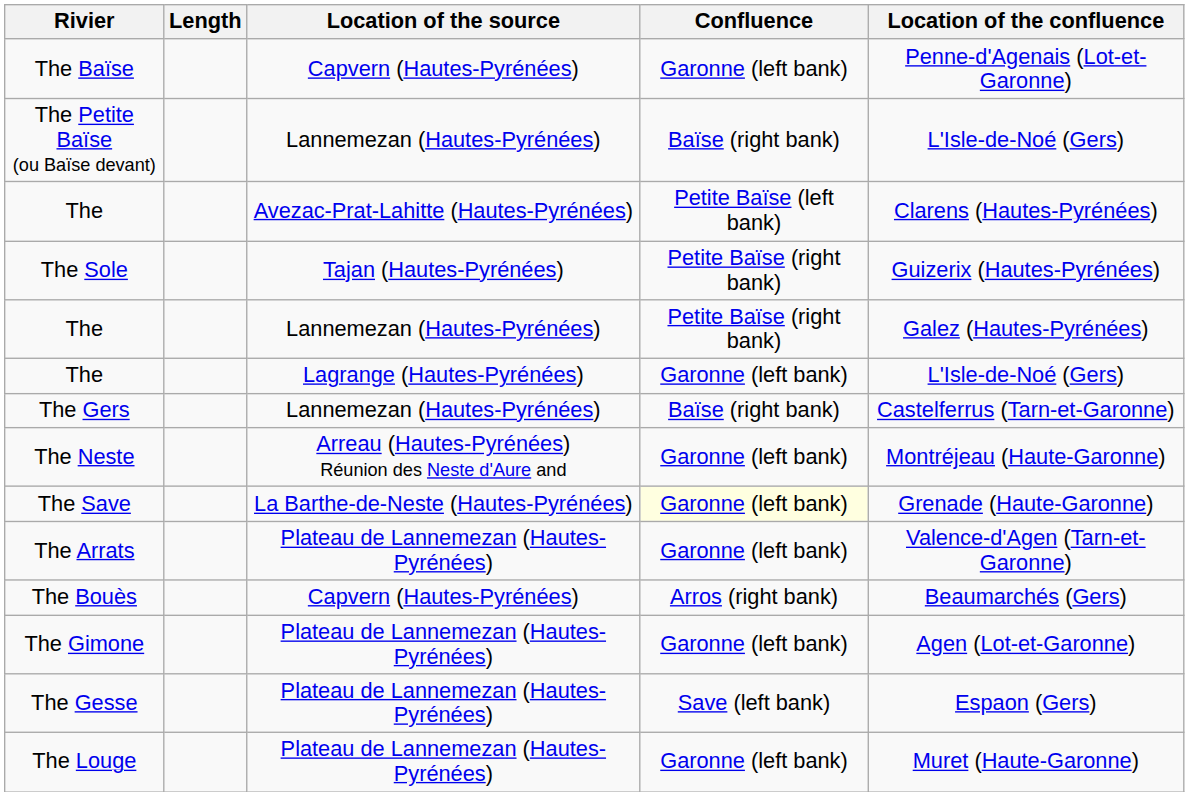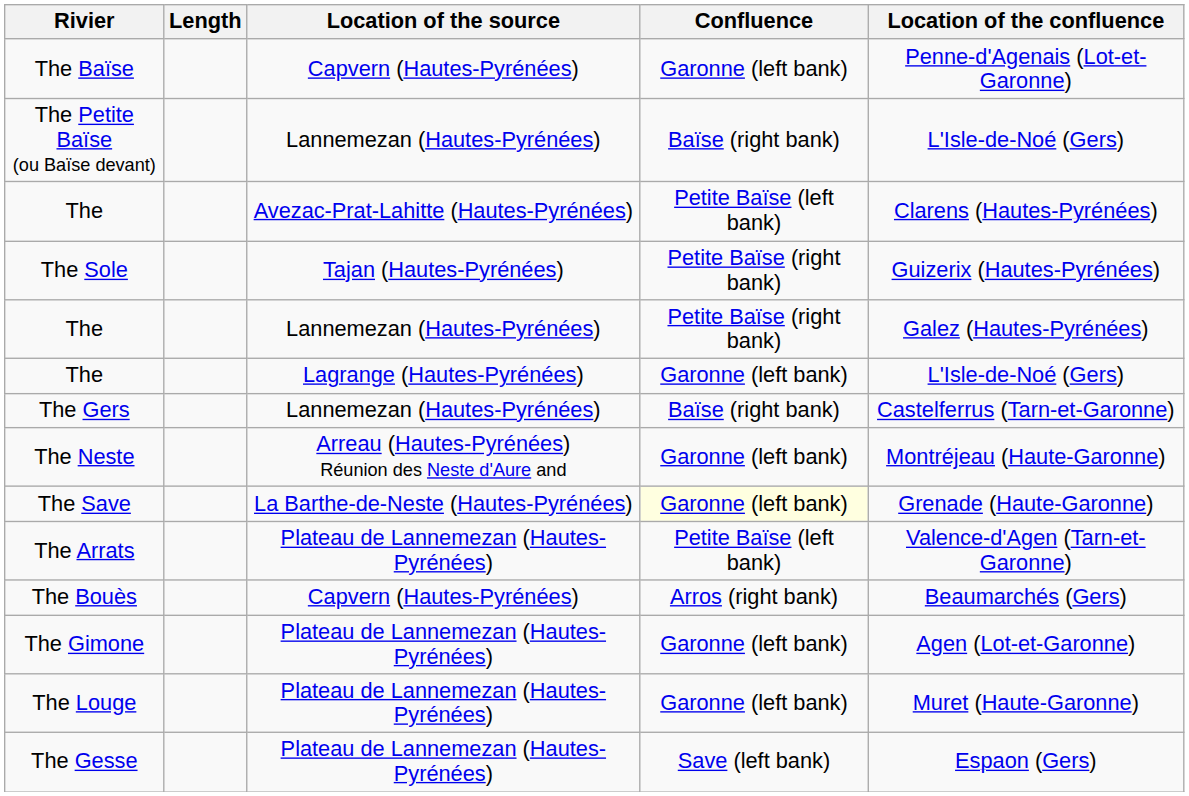(754, 550) Garonne (left bank) -> (754, 550) Petite Baïse (left bank)
rows swapped: (84, 702) <-> (84, 761)
